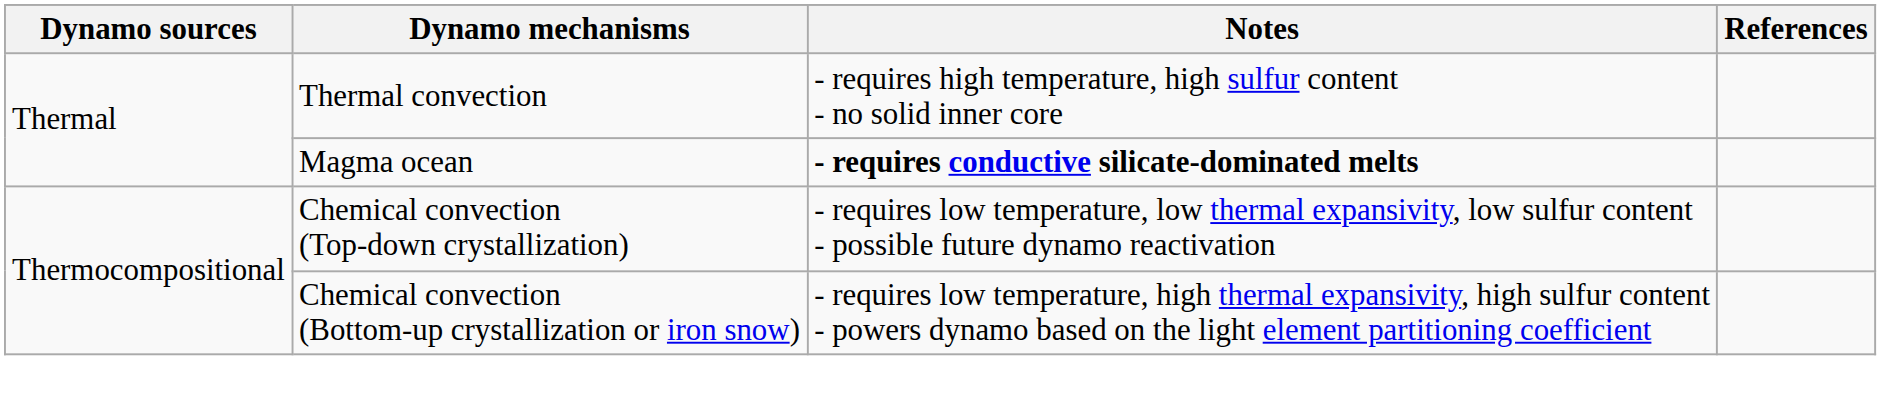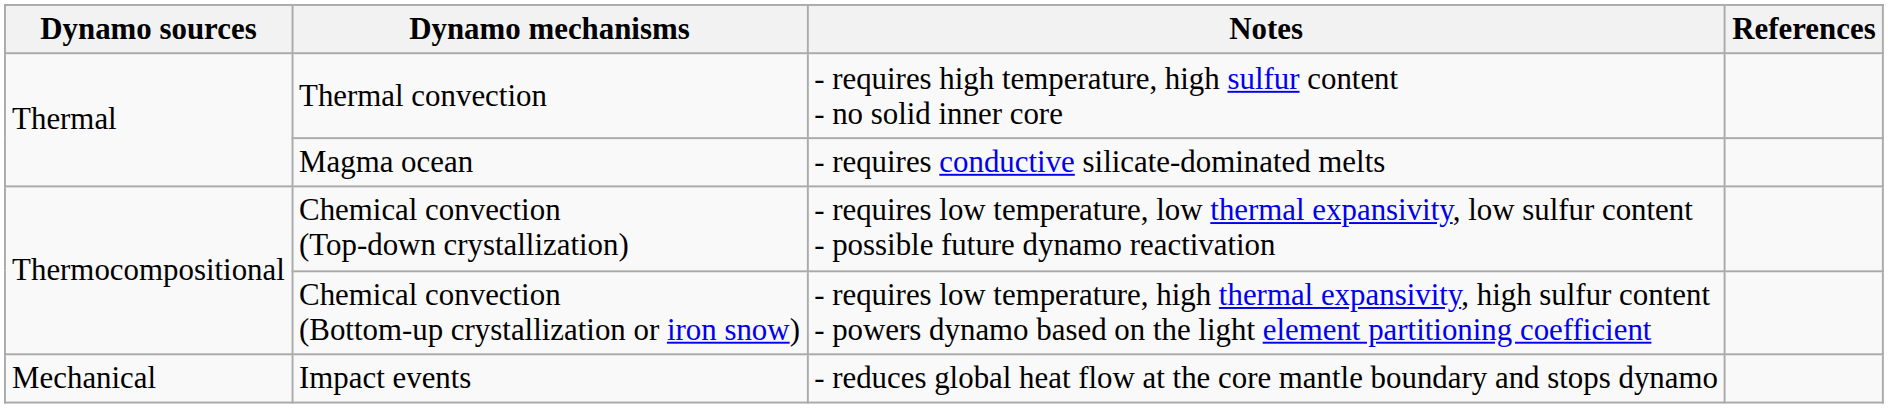(1116, 161) bold -> (1100, 161) normal
+ row: (385, 378)
